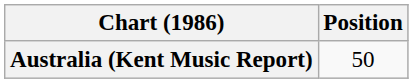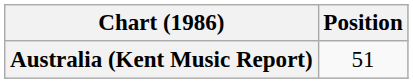(363, 59) 50 -> (363, 59) 51
